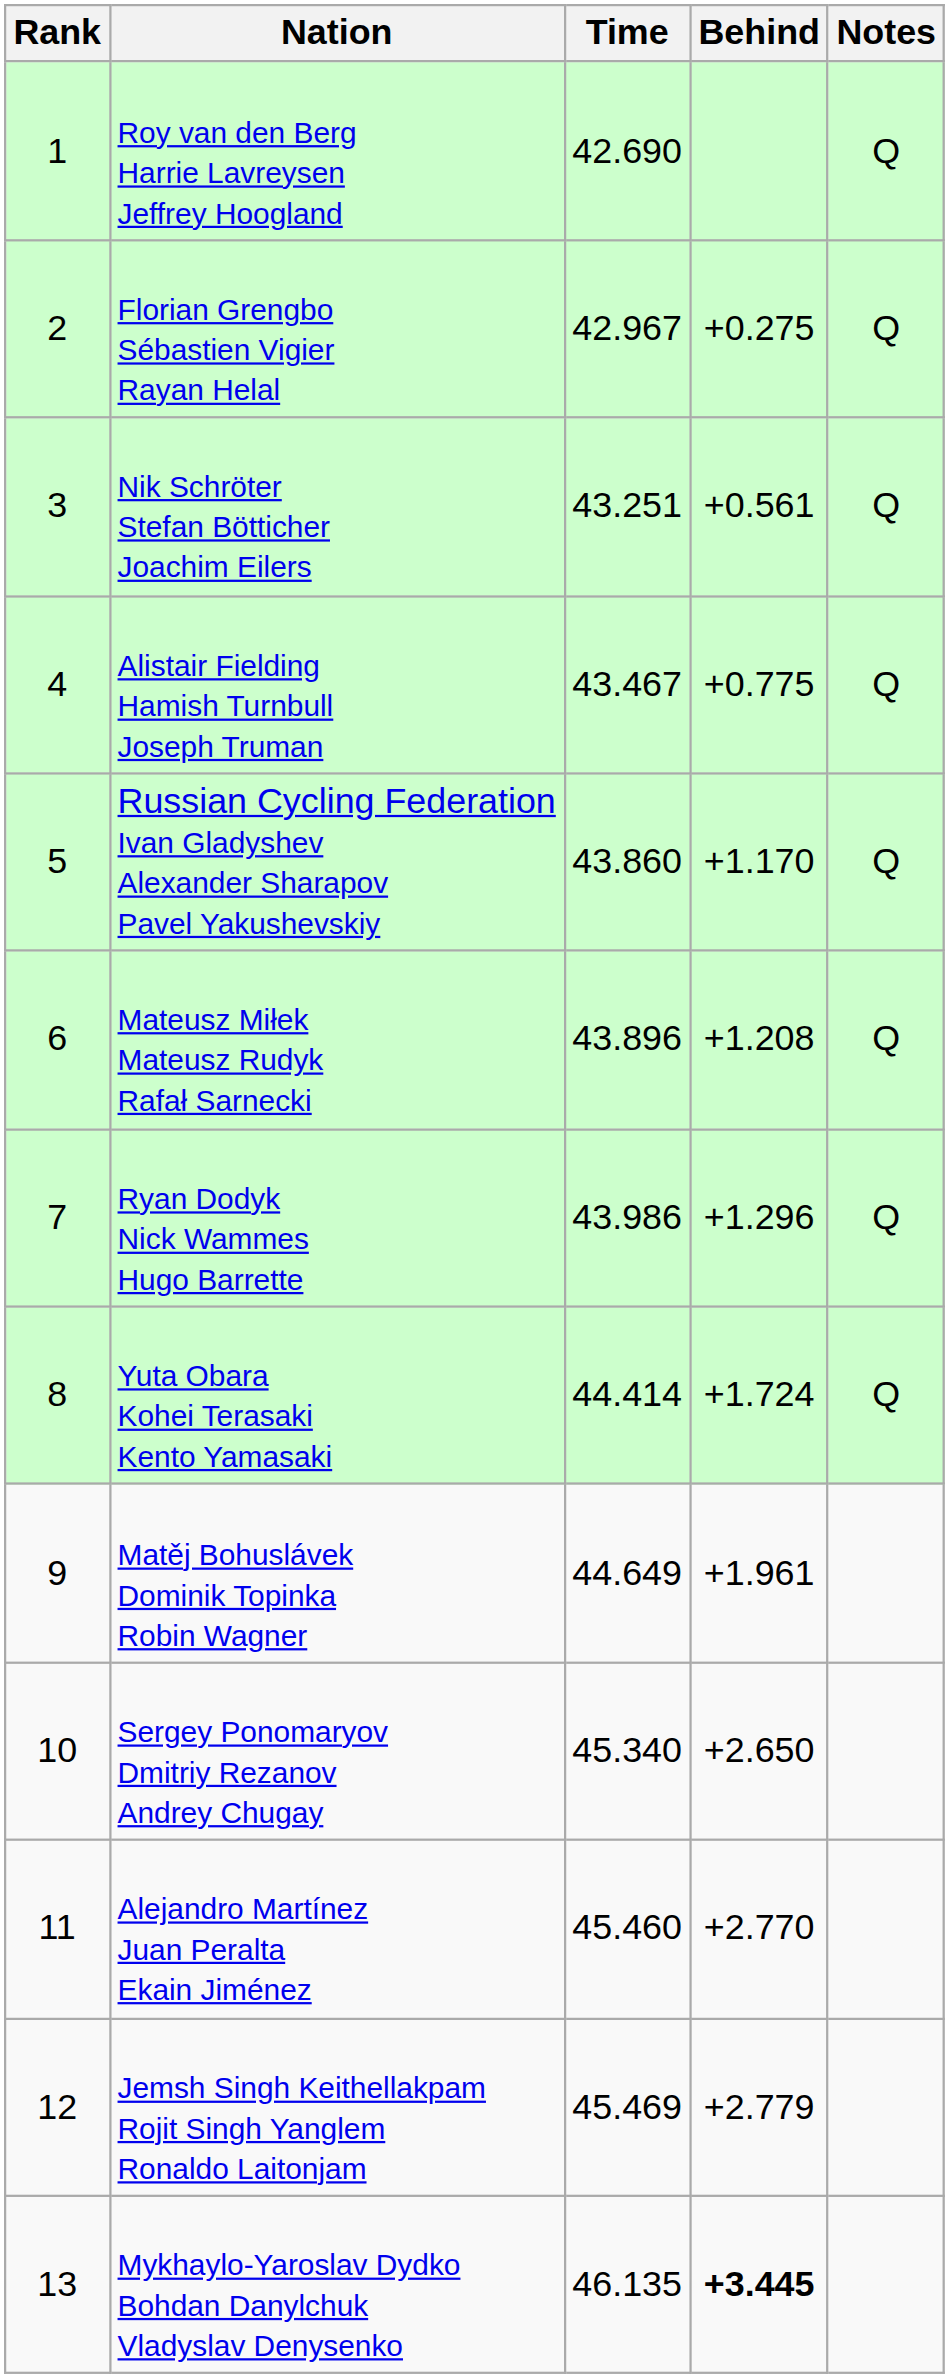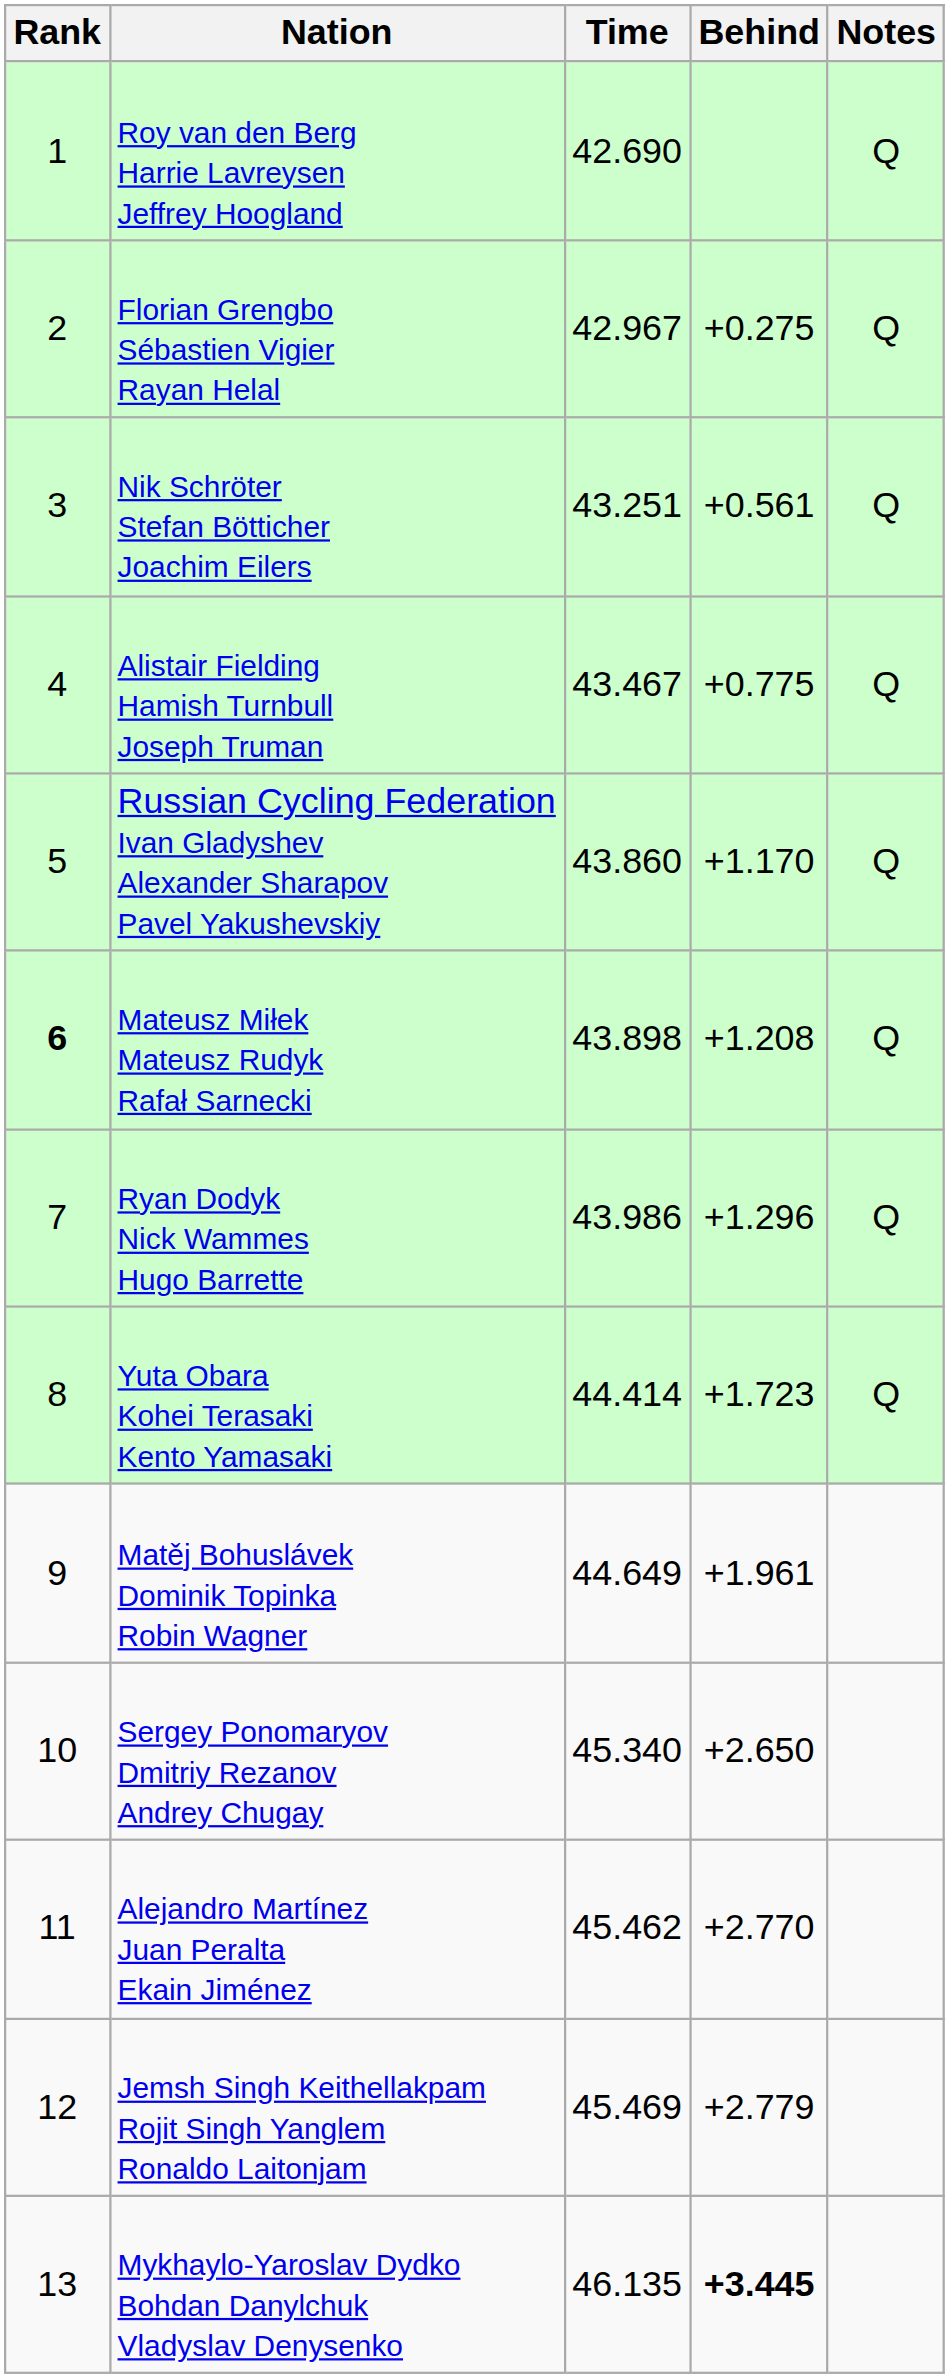(57, 1039) normal -> (57, 1039) bold
(627, 1039) 43.896 -> (627, 1039) 43.898
(759, 1394) +1.724 -> (759, 1394) +1.723
(627, 1928) 45.460 -> (627, 1928) 45.462
